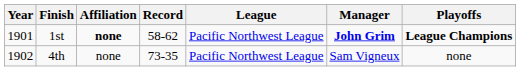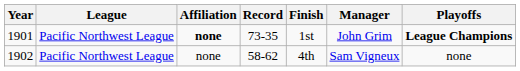columns swapped: (256, 14) <-> (57, 14)
(163, 35) 58-62 -> (263, 35) 73-35
(364, 35) bold -> (364, 35) normal
(163, 55) 73-35 -> (263, 55) 58-62
